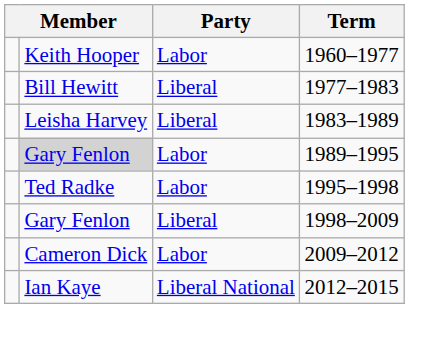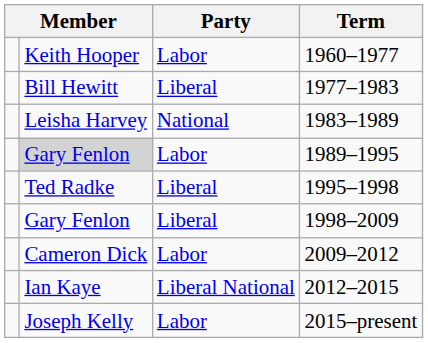(187, 120) Liberal -> (193, 120) National
(182, 187) Labor -> (187, 187) Liberal
+ row: (361, 320)
